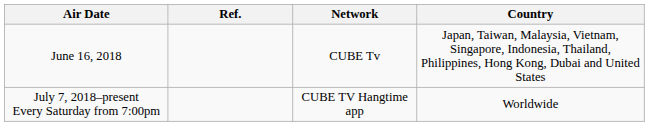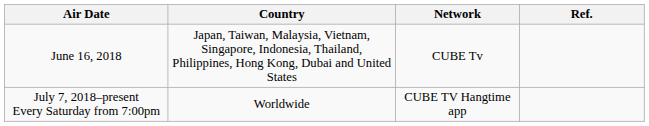columns swapped: (530, 14) <-> (230, 14)
